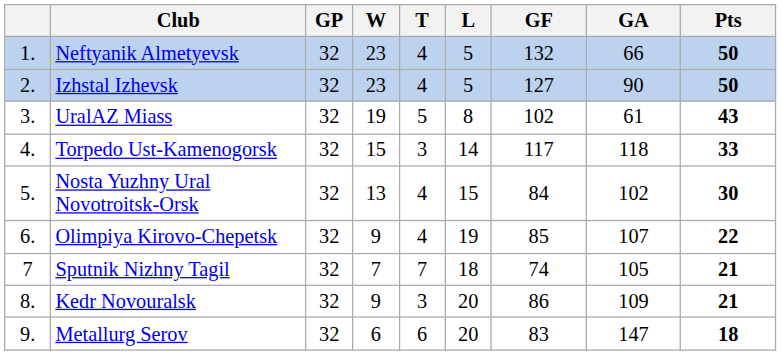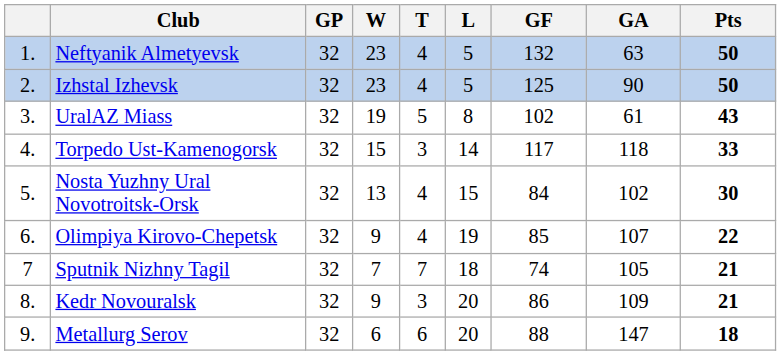(634, 52) 66 -> (634, 52) 63
(539, 85) 127 -> (539, 85) 125
(539, 333) 83 -> (539, 333) 88
